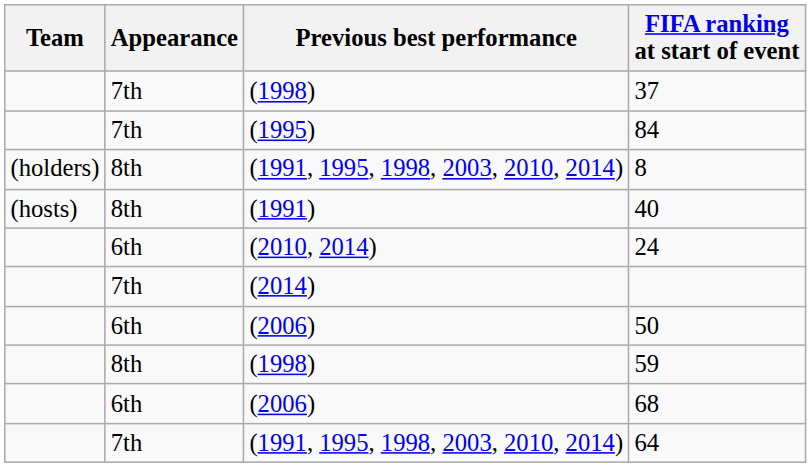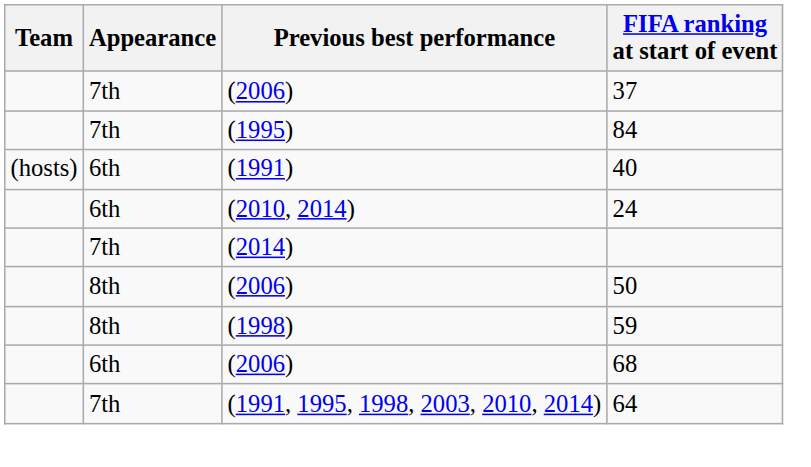(282, 90) (1998) -> (260, 90) (2006)
- row: (641, 168)
(127, 208) 8th -> (105, 168) 6th
(127, 325) 6th -> (105, 286) 8th
